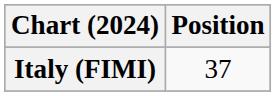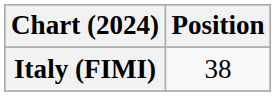(218, 68) 37 -> (218, 68) 38
